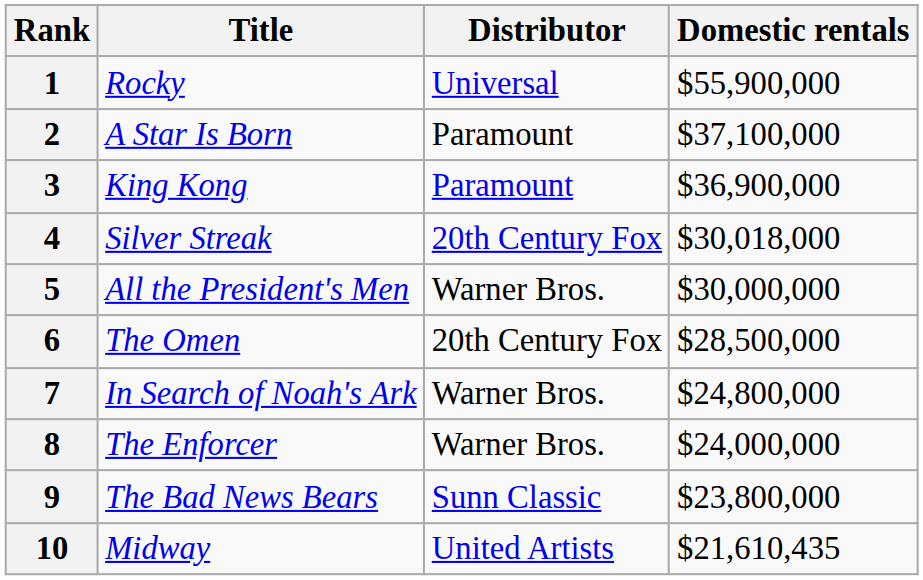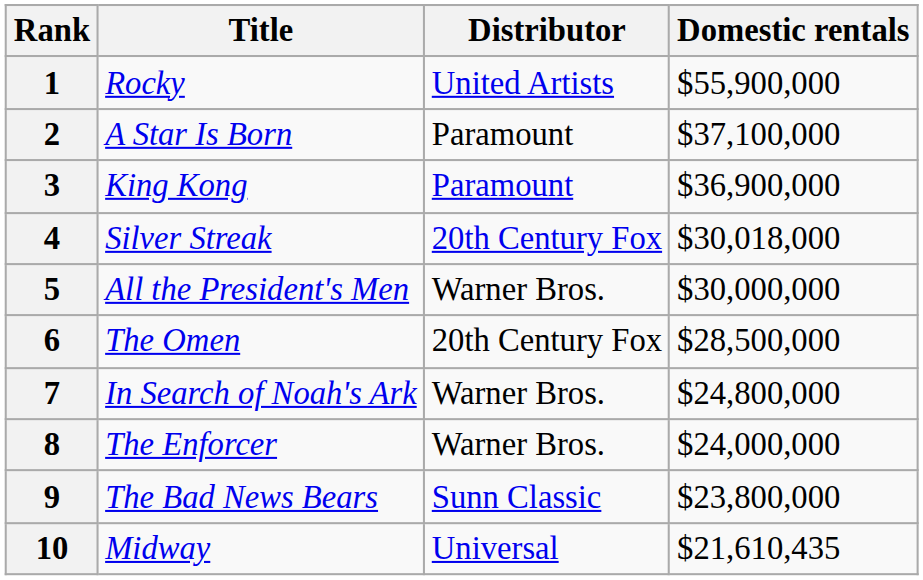(495, 82) Universal -> (523, 82) United Artists
(523, 548) United Artists -> (495, 548) Universal
